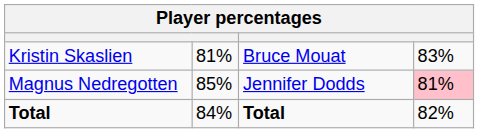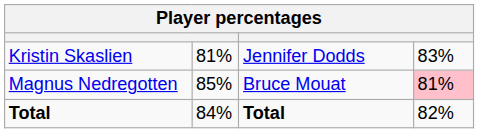(294, 55) Bruce Mouat -> (304, 55) Jennifer Dodds
(304, 84) Jennifer Dodds -> (294, 84) Bruce Mouat
